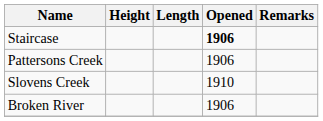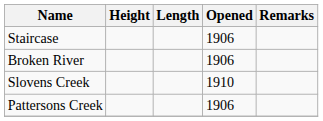(220, 37) bold -> (220, 37) normal
rows swapped: (46, 104) <-> (55, 60)
